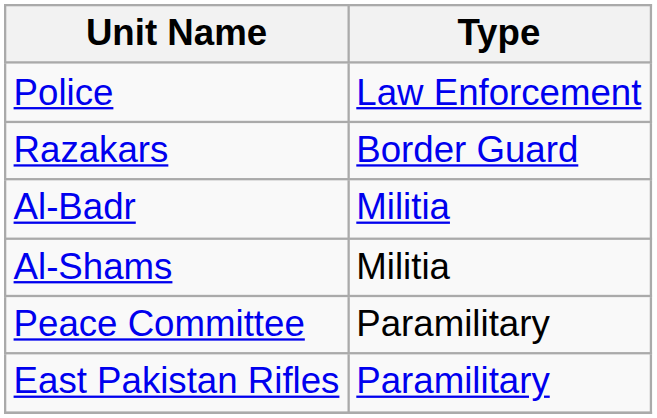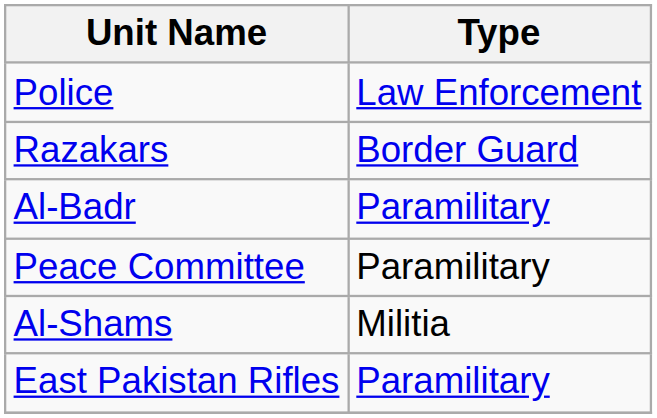(403, 207) Militia -> (453, 207) Paramilitary
rows swapped: (93, 265) <-> (159, 324)
